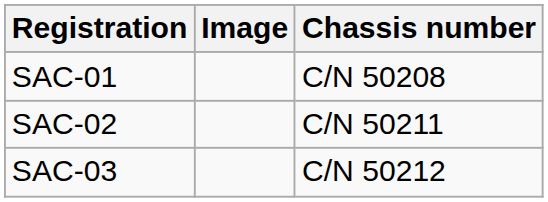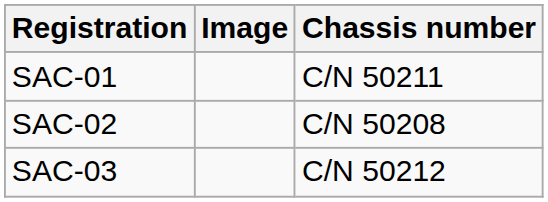(374, 76) C/N 50208 -> (373, 76) C/N 50211
(373, 123) C/N 50211 -> (374, 123) C/N 50208
